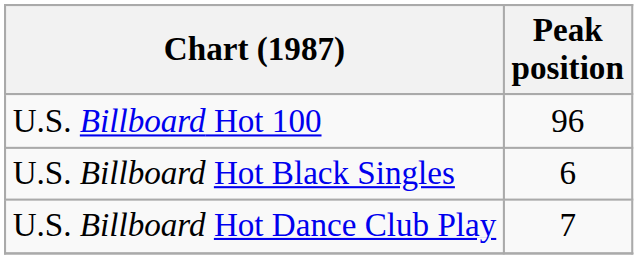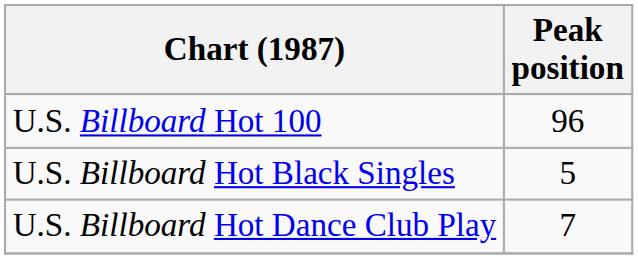(568, 173) 6 -> (568, 173) 5
